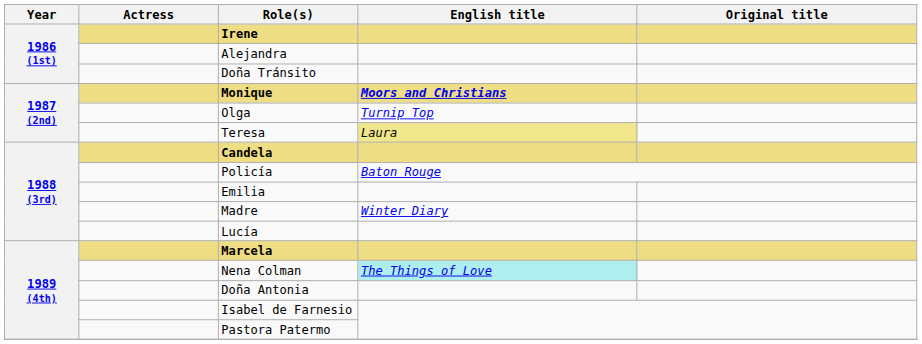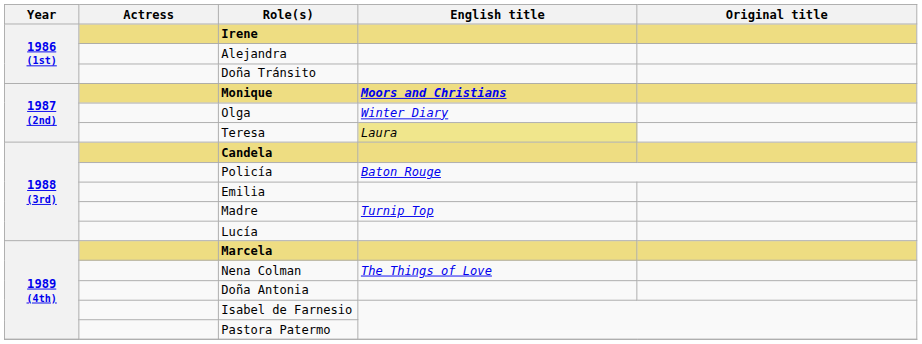(397, 113) Turnip Top -> (405, 113) Winter Diary
(405, 211) Winter Diary -> (397, 211) Turnip Top
(426, 270) paleturquoise background -> (426, 270) no background
